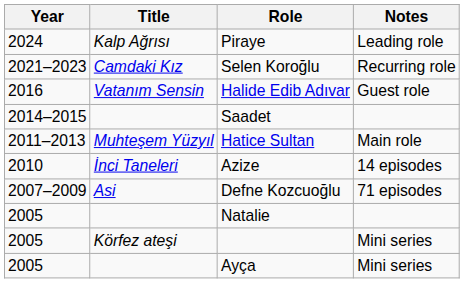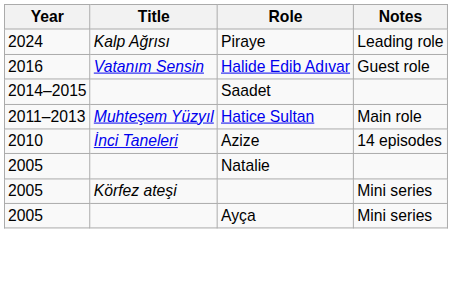- row: (270, 66)
- row: (281, 191)
